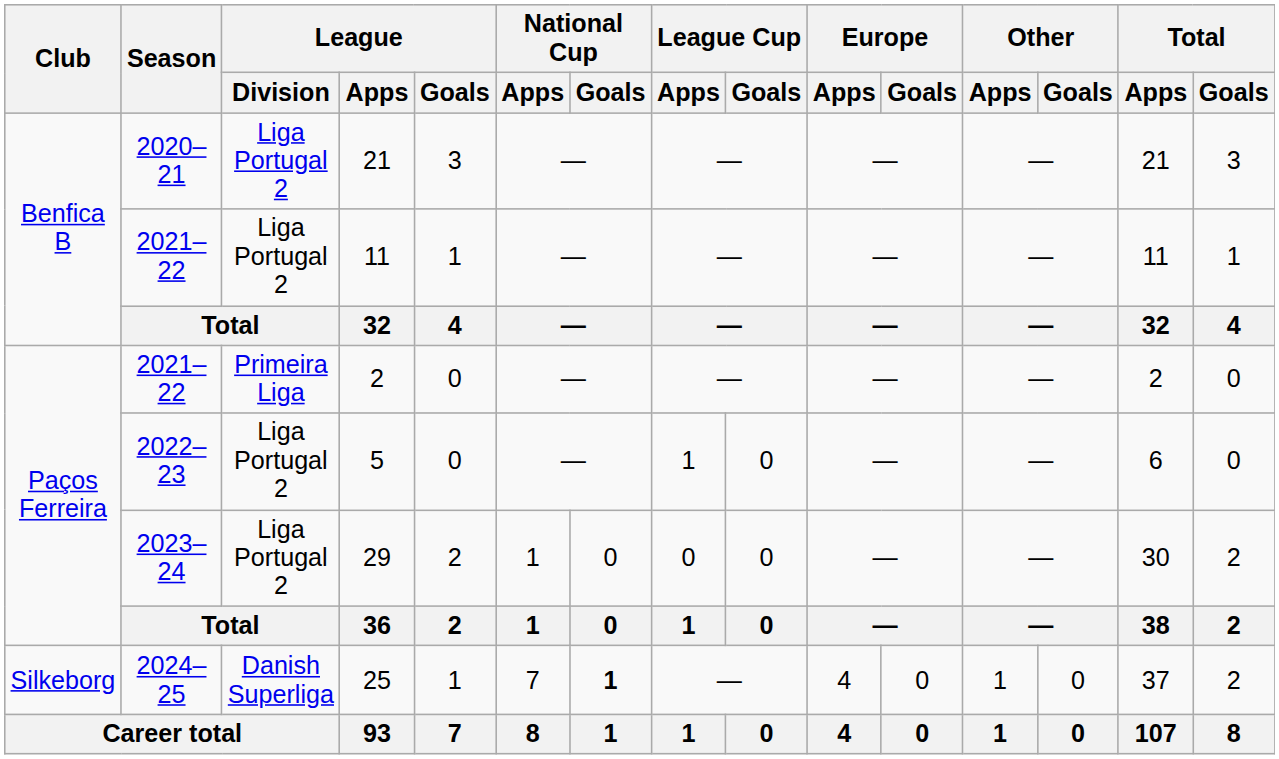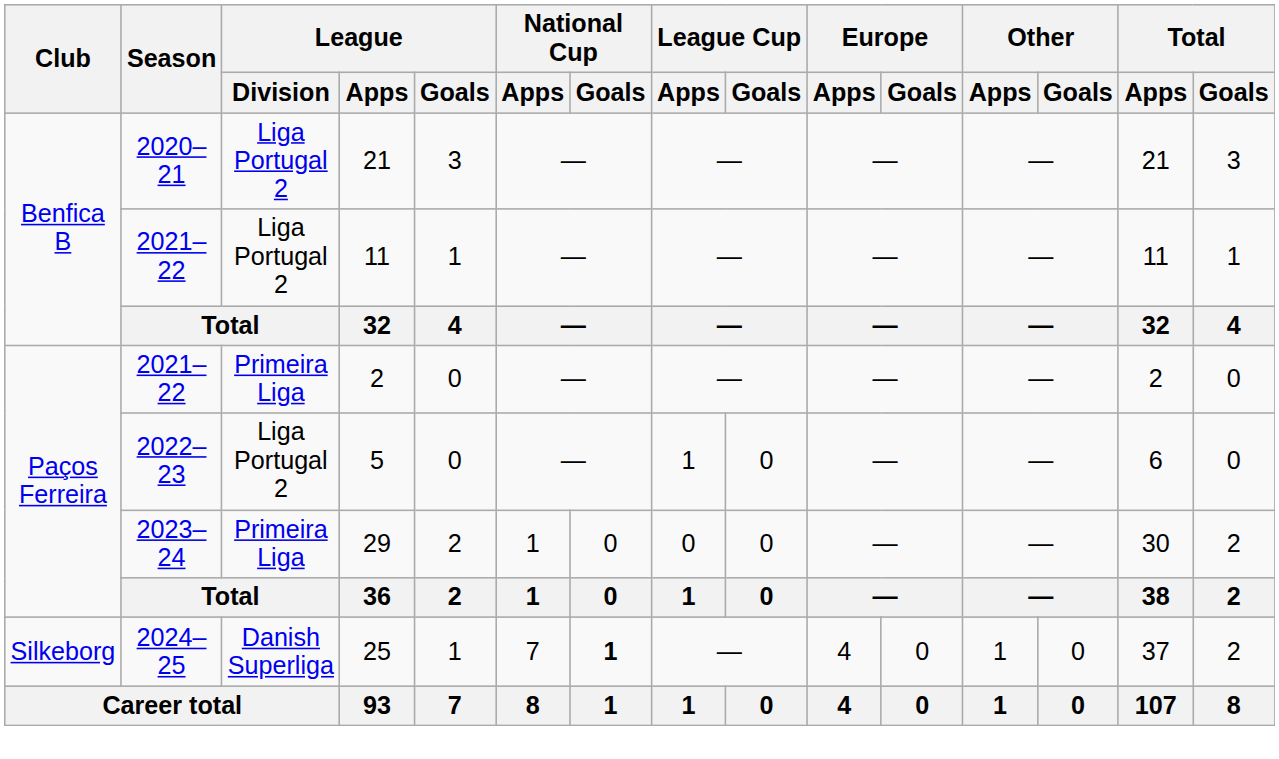(281, 557) Liga Portugal 2 -> (281, 543) Primeira Liga
